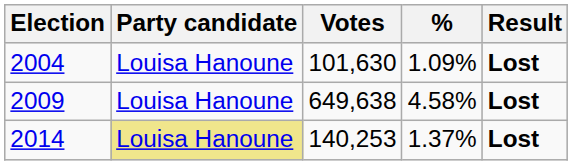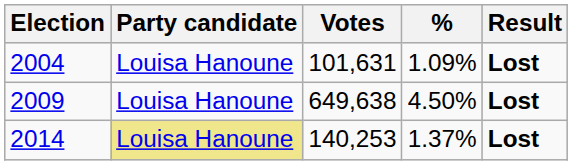(352, 62) 101,630 -> (352, 62) 101,631
(442, 100) 4.58% -> (442, 100) 4.50%
